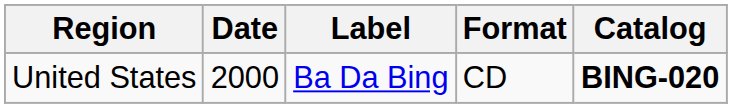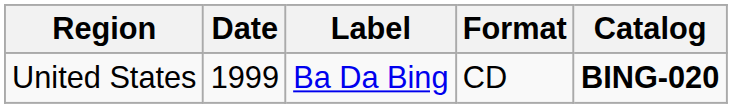(245, 77) 2000 -> (245, 77) 1999
